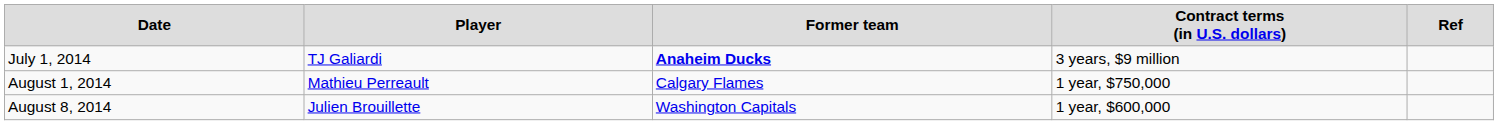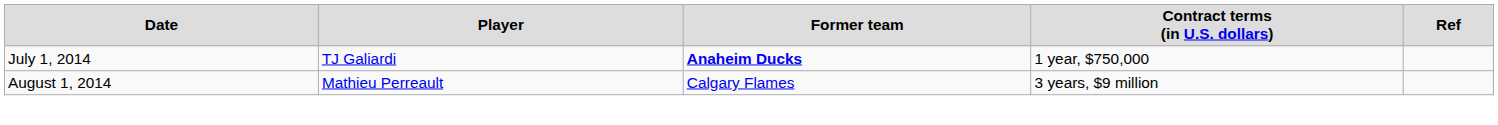(1118, 58) 3 years, $9 million -> (1092, 58) 1 year, $750,000
(1113, 82) 1 year, $750,000 -> (1097, 82) 3 years, $9 million
- row: (60, 107)
